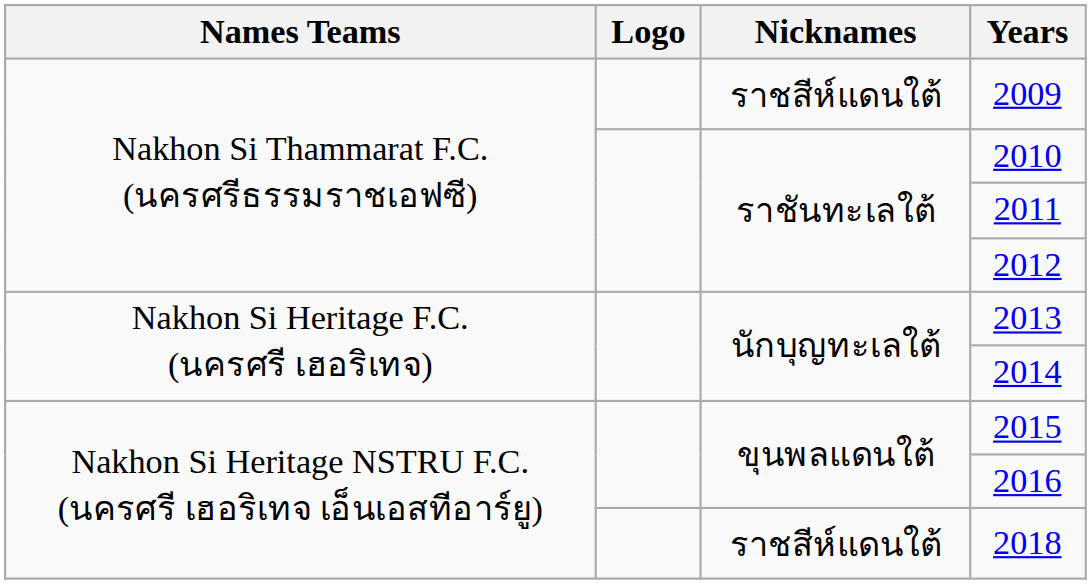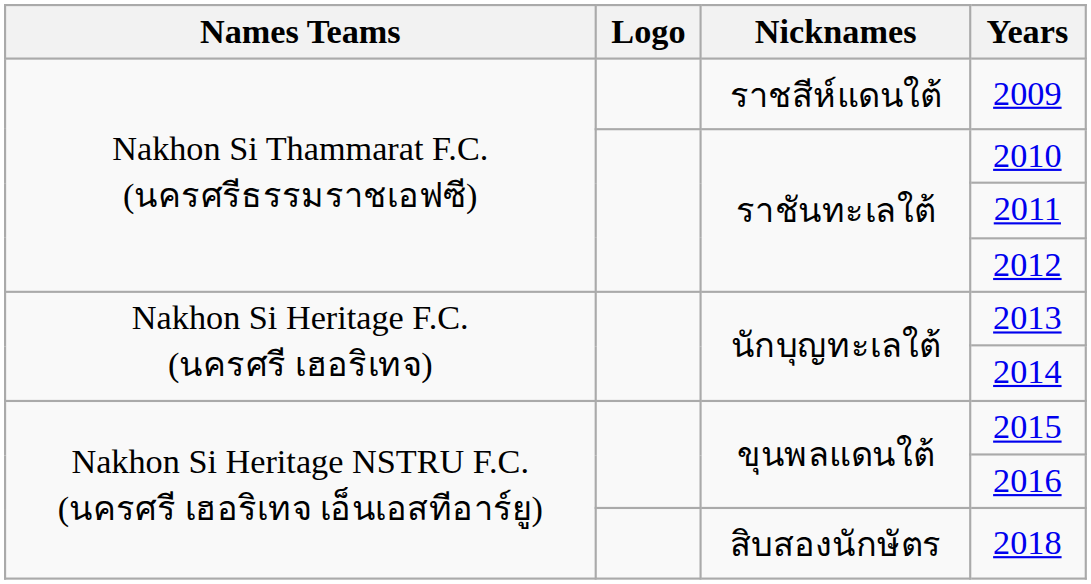(836, 543) ราชสีห์แดนใต้ -> (836, 543) สิบสองนักษัตร
